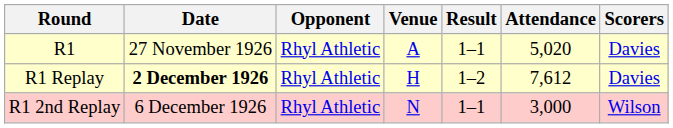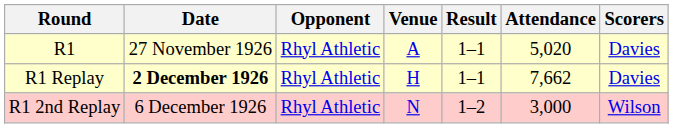(471, 78) 1–2 -> (471, 78) 1–1
(551, 78) 7,612 -> (551, 78) 7,662
(471, 107) 1–1 -> (471, 107) 1–2
